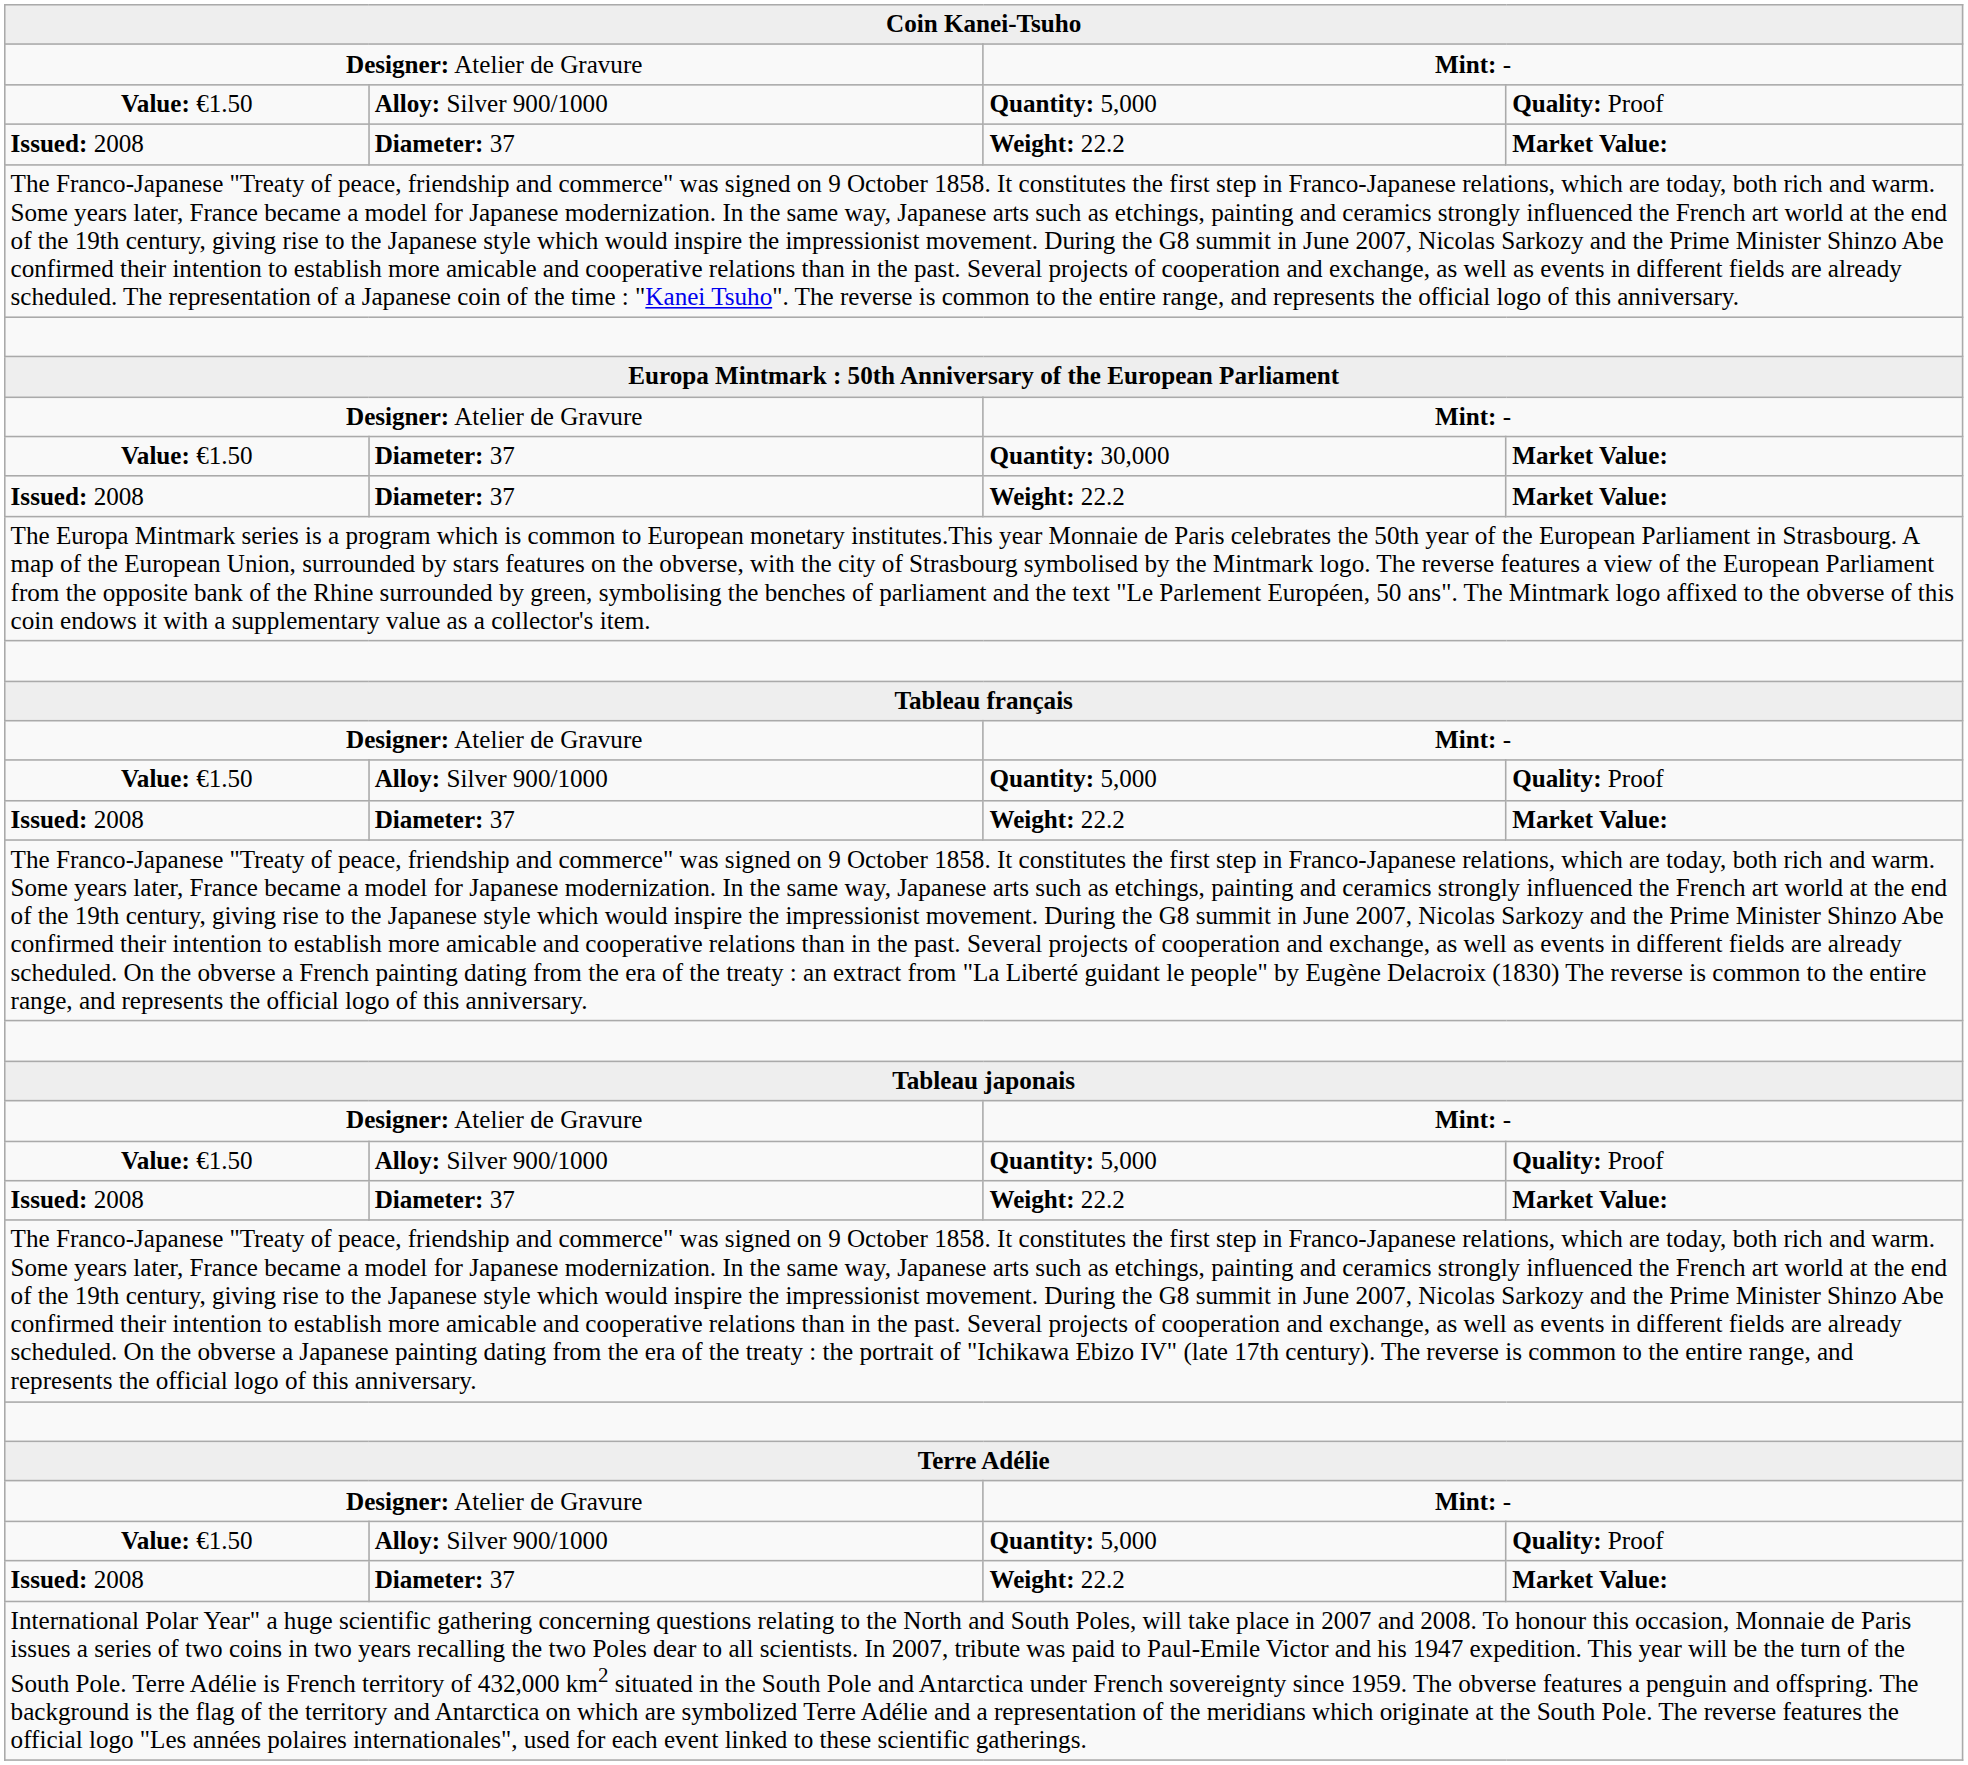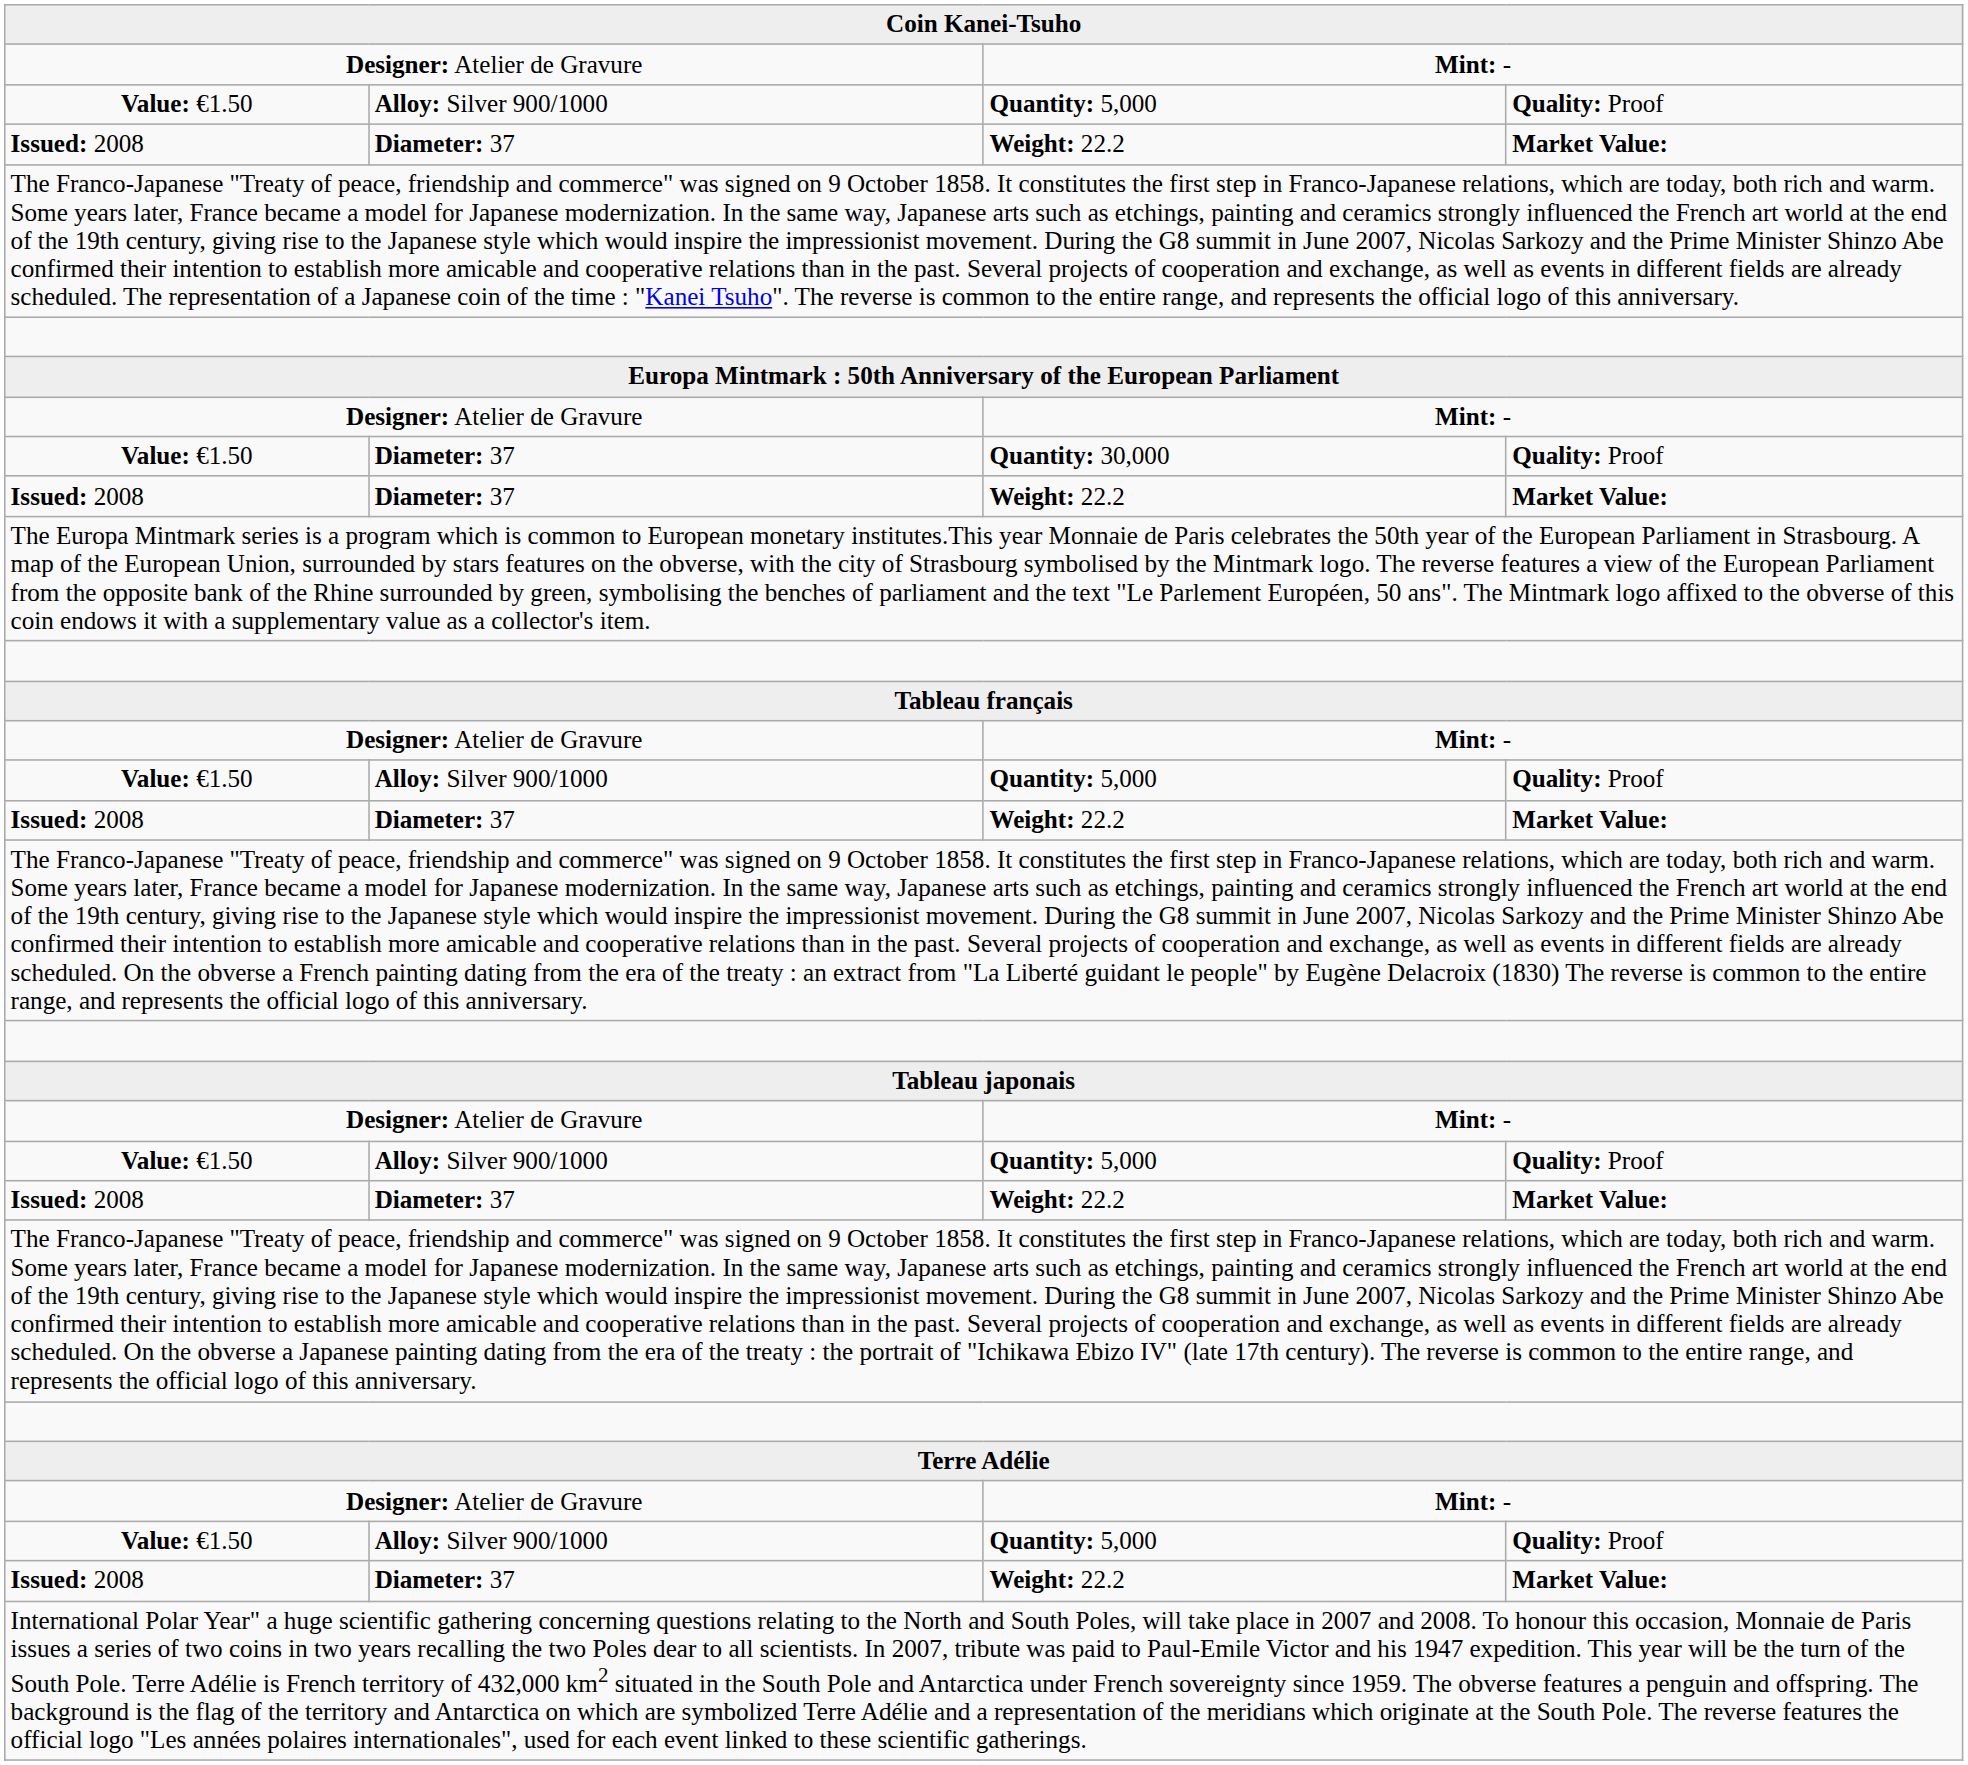(1590, 456) Market Value: -> (1588, 456) Quality: Proof
